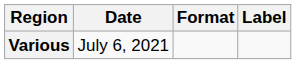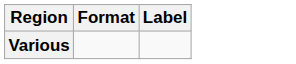- column: (123, 17)
